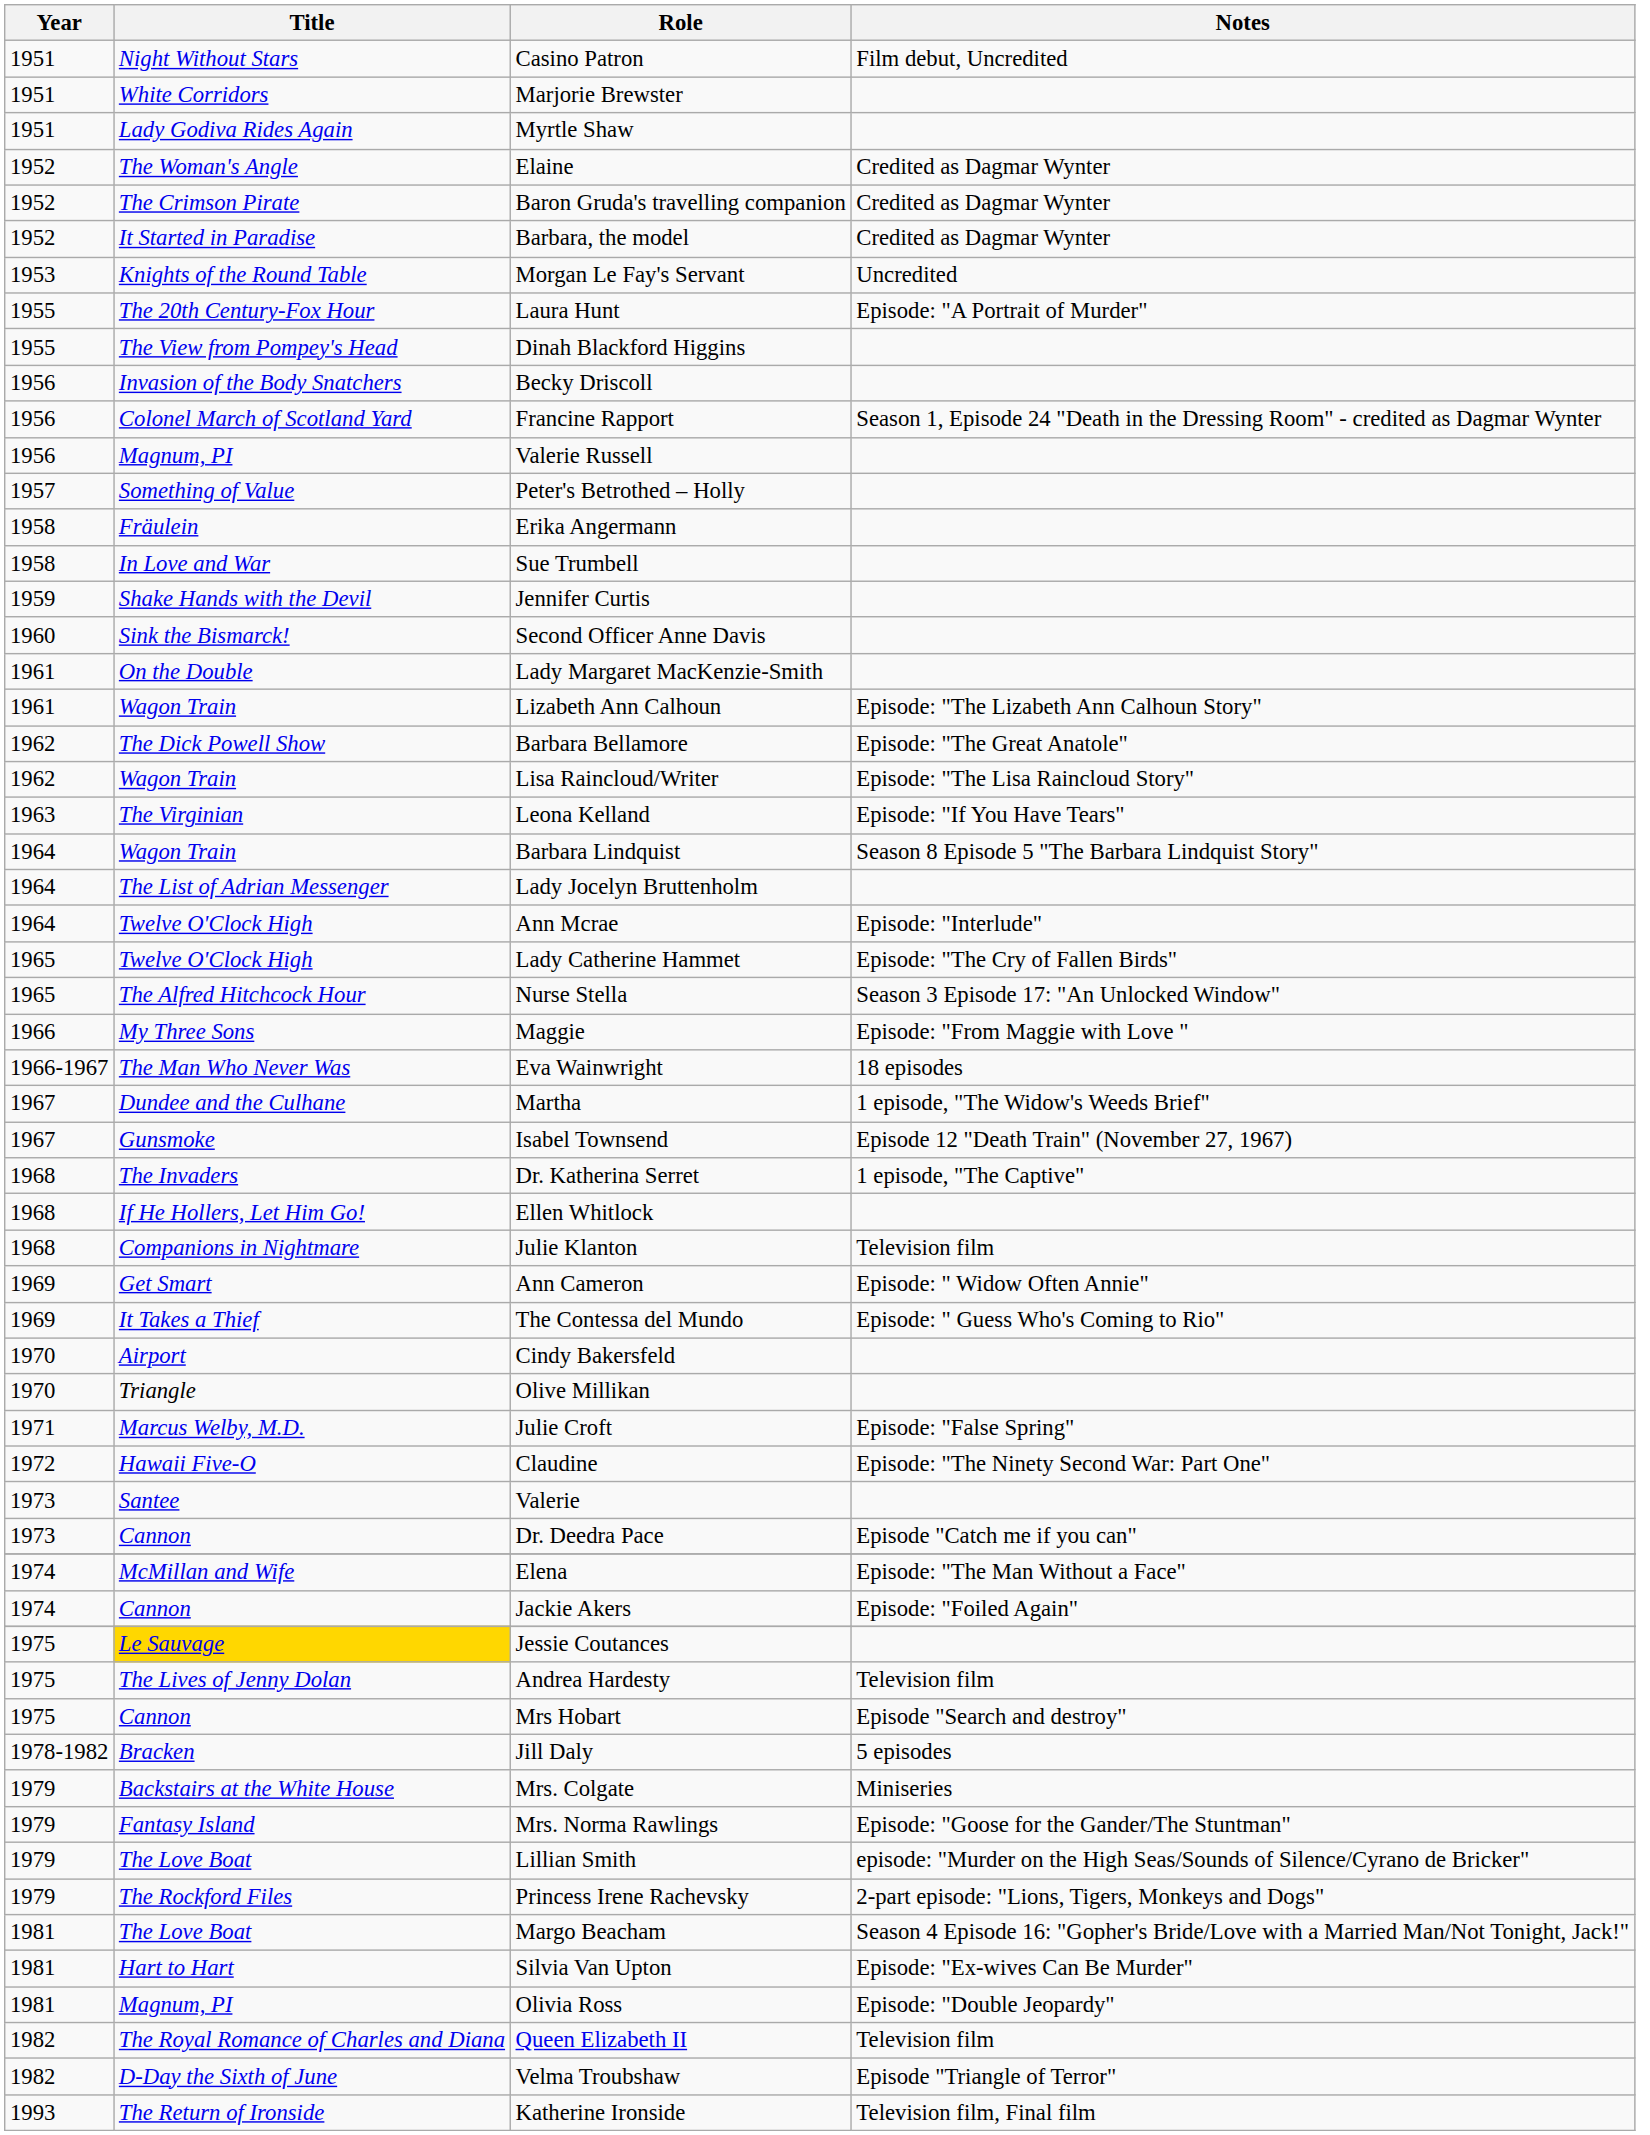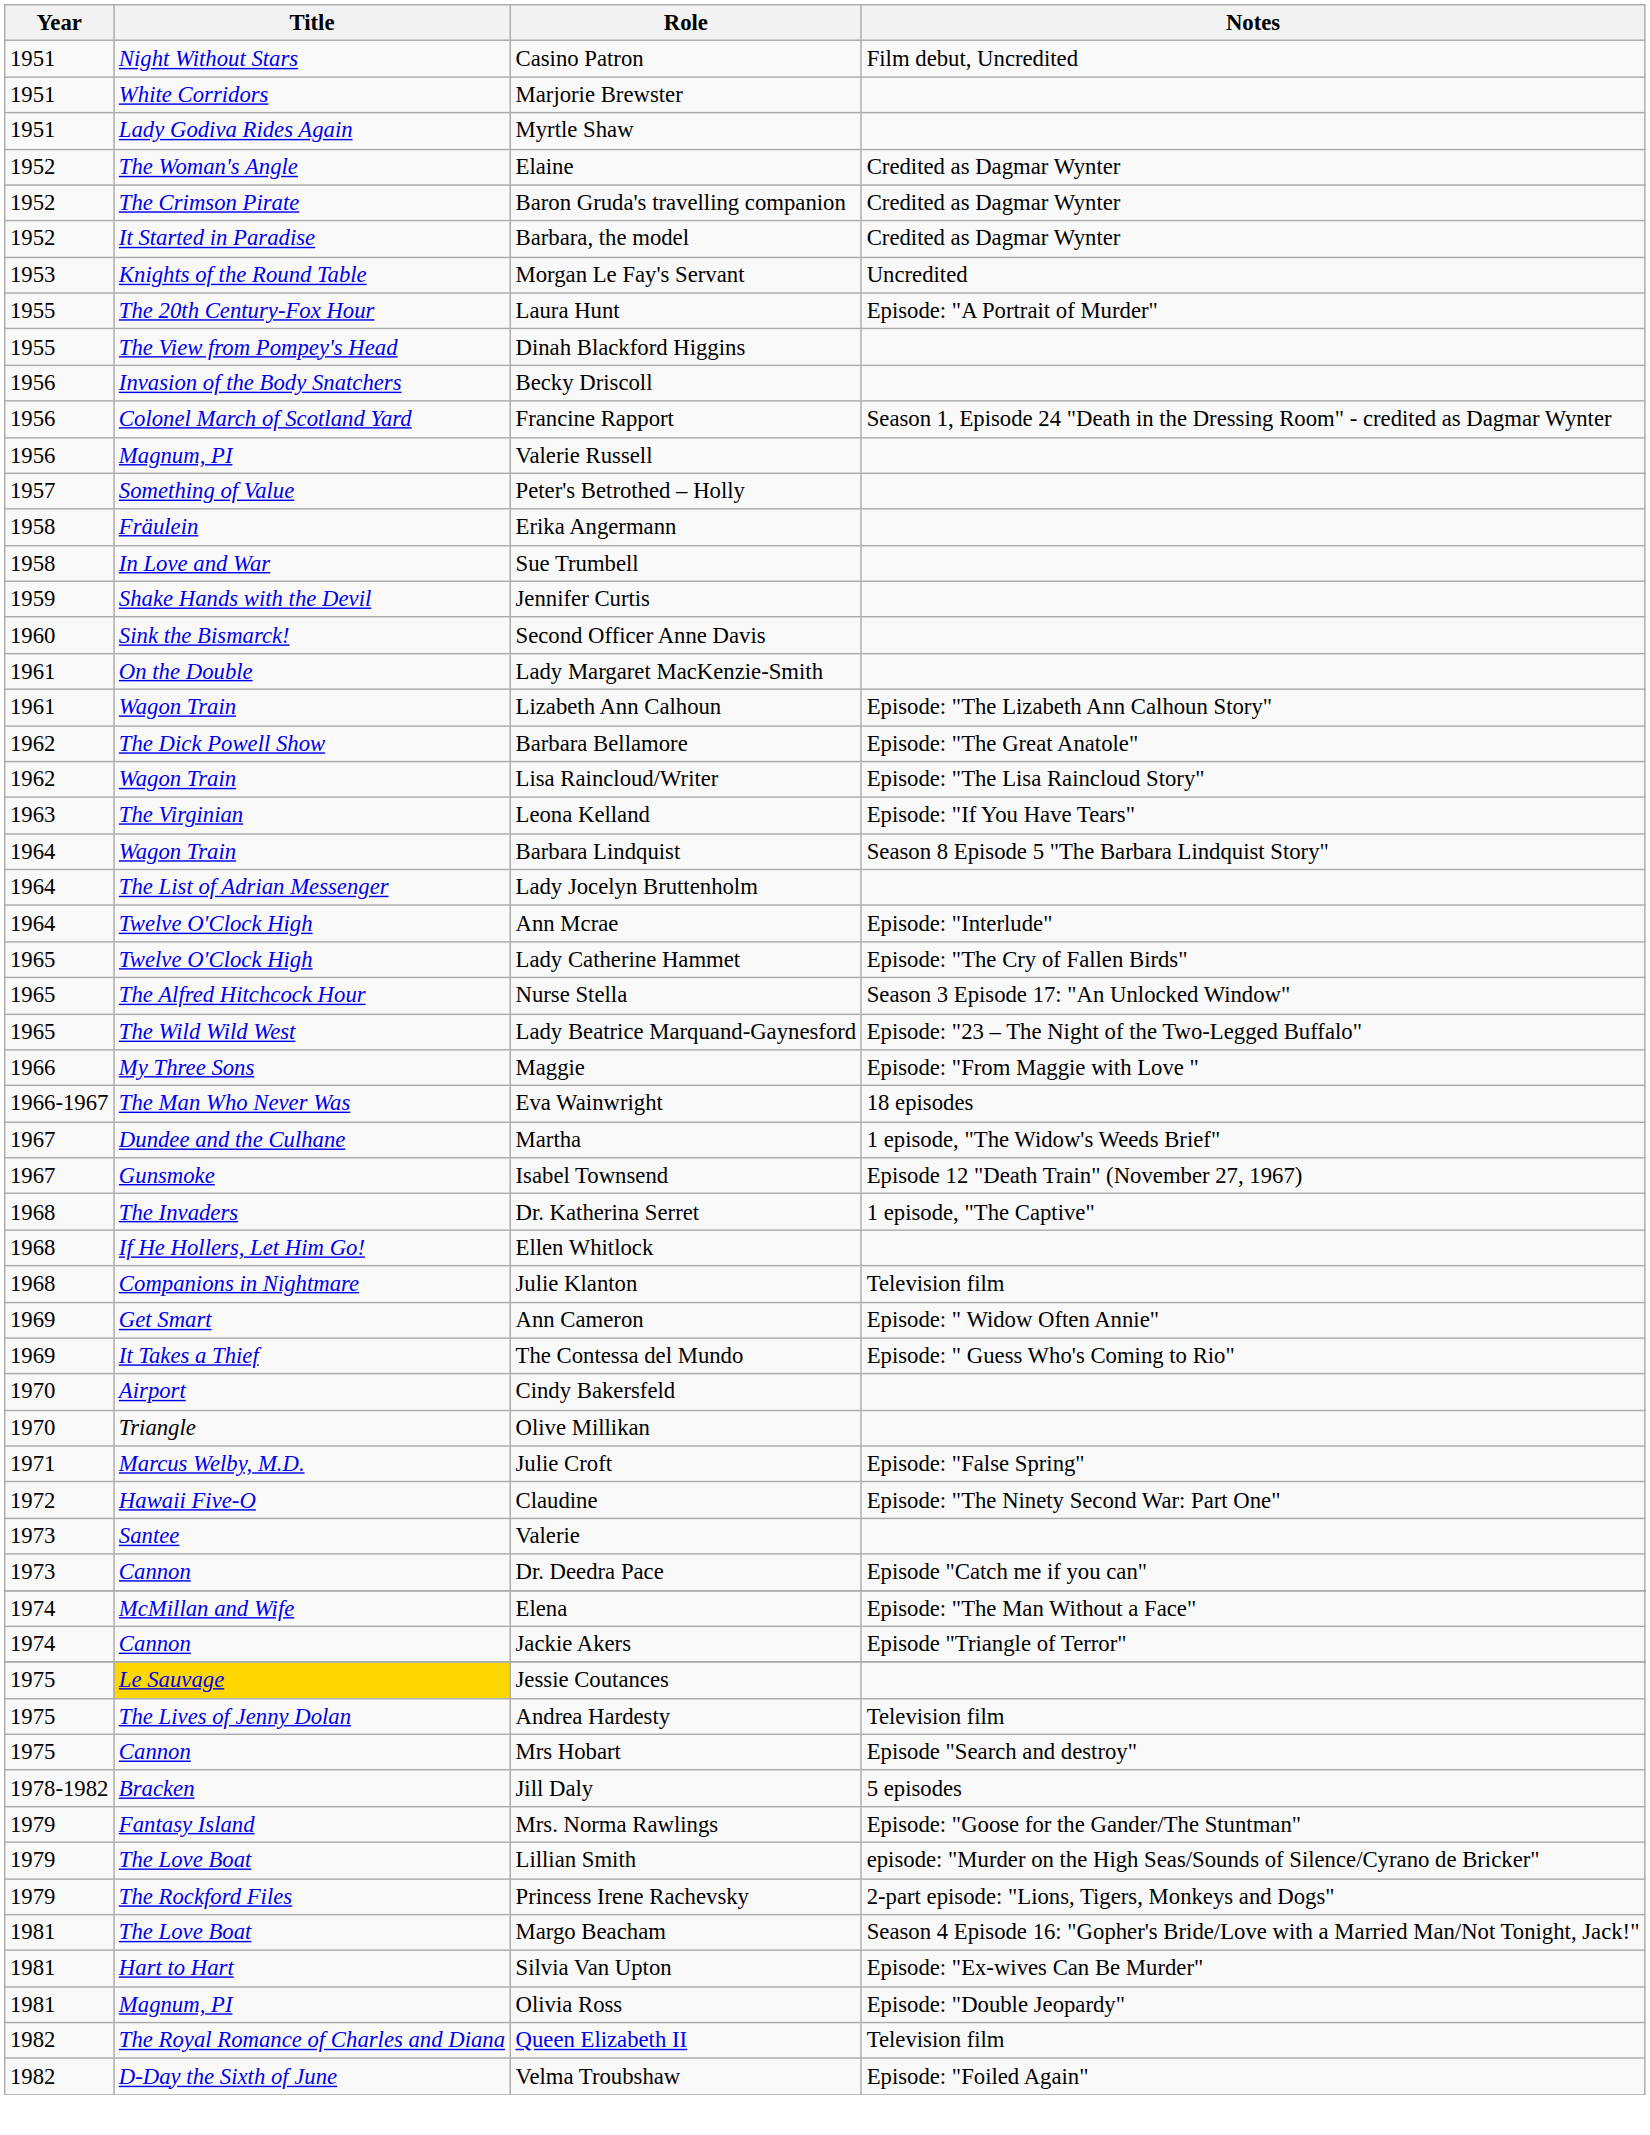+ row: (686, 1031)
(967, 1607) Episode: "Foiled Again" -> (997, 1643) Episode "Triangle of Terror"
- row: (575, 1788)
(986, 2076) Episode "Triangle of Terror" -> (978, 2076) Episode: "Foiled Again"
- row: (600, 2112)
